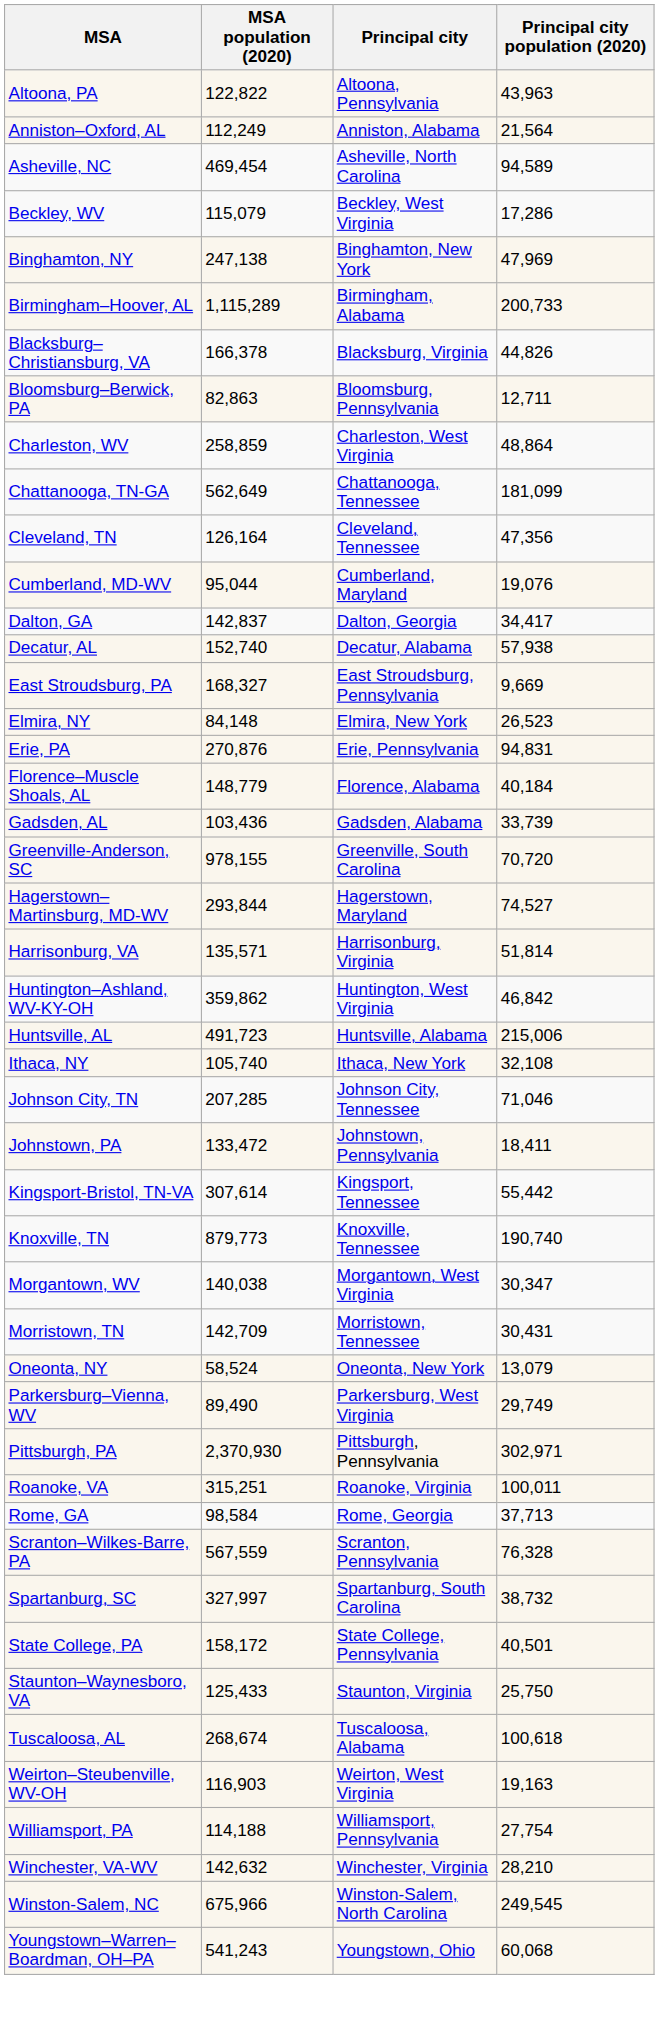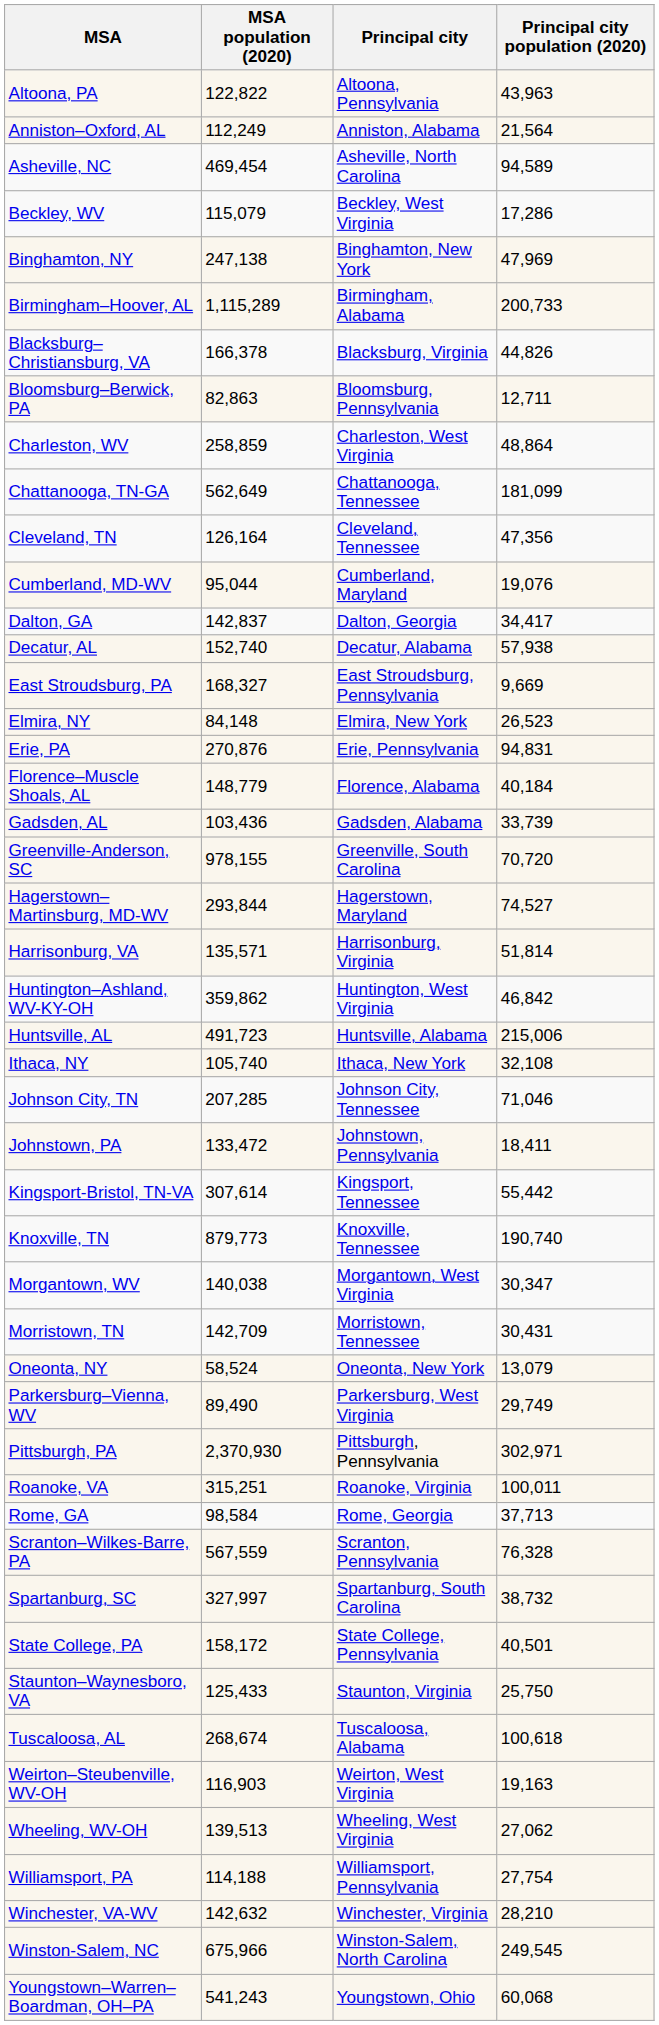+ row: (78, 1830)
